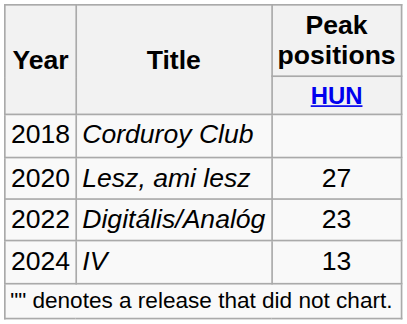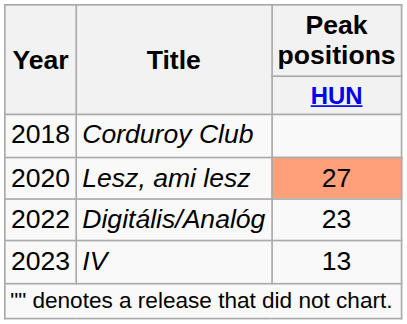(337, 177) no background -> (337, 177) lightsalmon background
(40, 261) 2024 -> (40, 261) 2023
